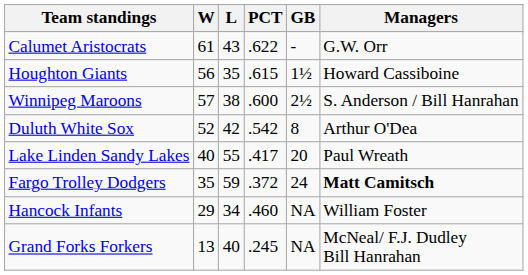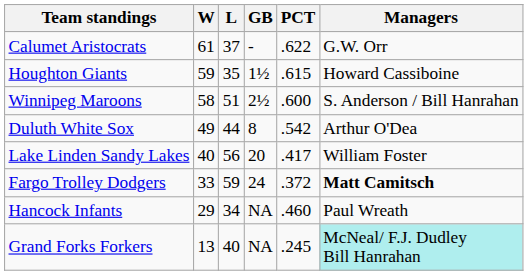columns swapped: (265, 18) <-> (303, 18)
(231, 45) 43 -> (231, 45) 37
(206, 73) 56 -> (206, 73) 59
(206, 100) 57 -> (206, 100) 58
(231, 100) 38 -> (231, 100) 51
(206, 127) 52 -> (206, 127) 49
(231, 127) 42 -> (231, 127) 44
(231, 155) 55 -> (231, 155) 56
(366, 155) Paul Wreath -> (375, 155) William Foster
(206, 182) 35 -> (206, 182) 33
(375, 210) William Foster -> (366, 210) Paul Wreath
(395, 247) no background -> (395, 247) paleturquoise background
